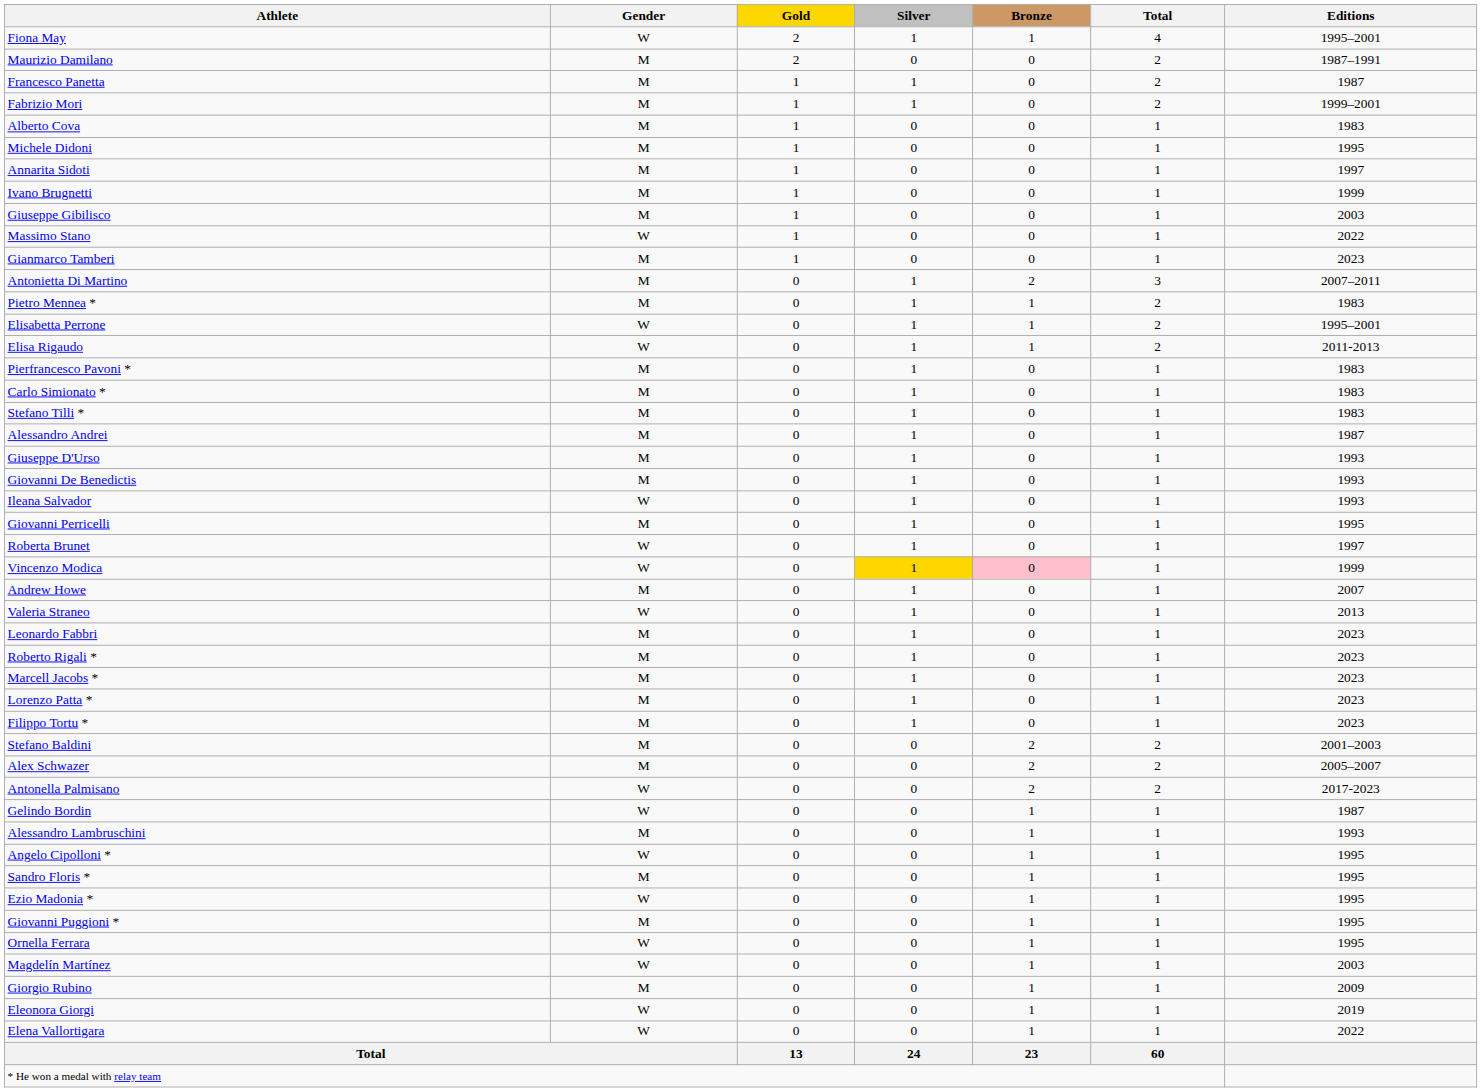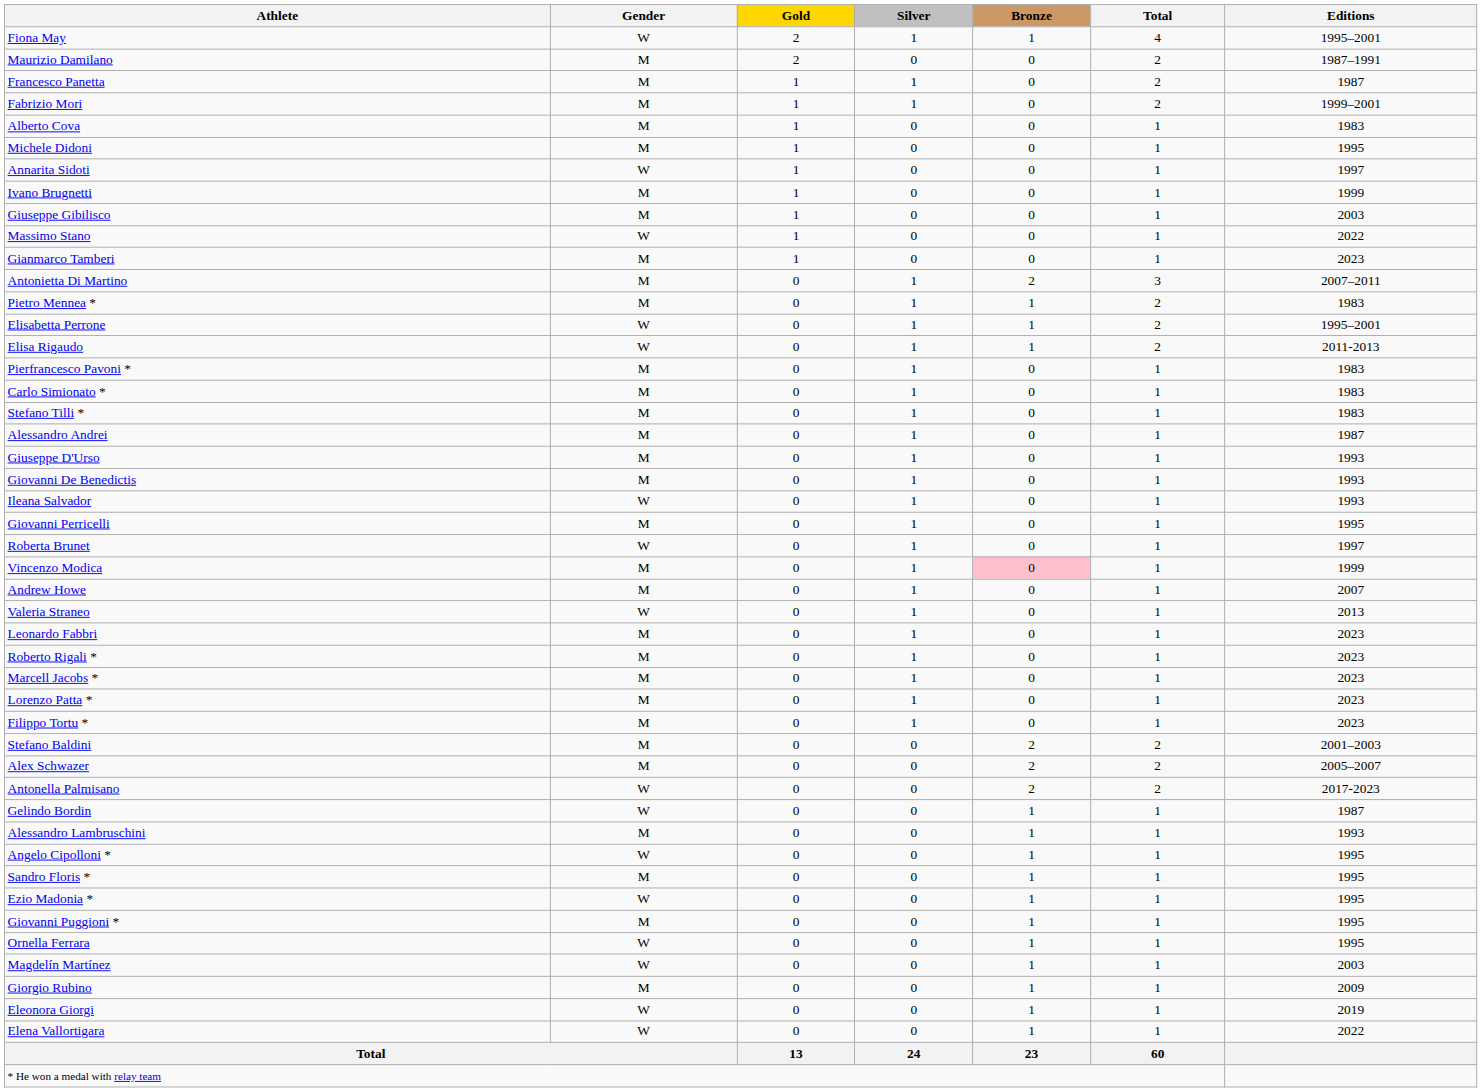(644, 170) M -> (644, 170) W
(644, 568) W -> (644, 568) M
(914, 568) gold background -> (914, 568) no background
